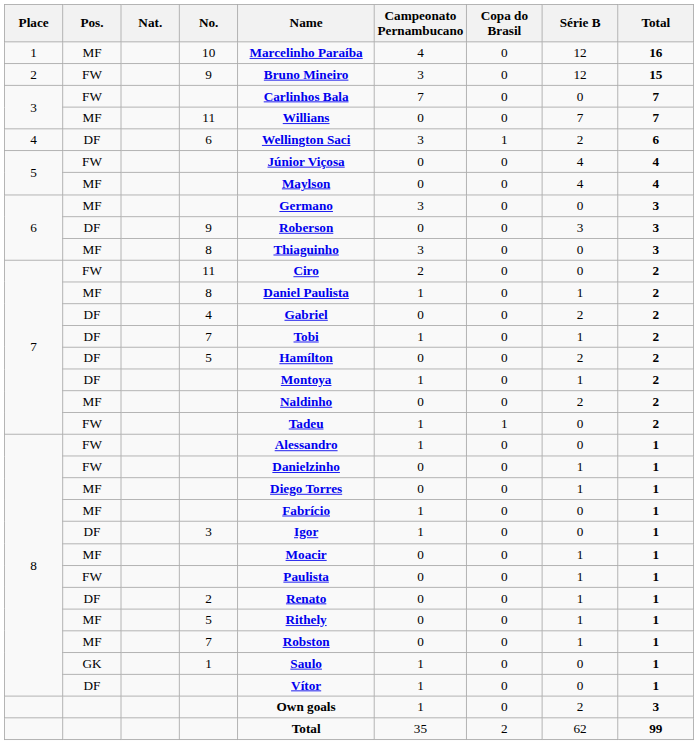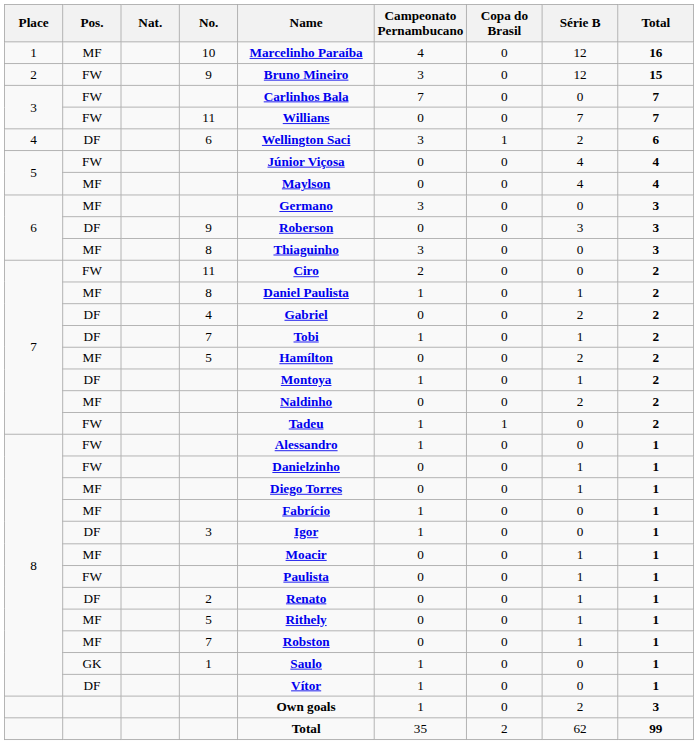(92, 118) MF -> (92, 118) FW
(92, 358) DF -> (92, 358) MF
